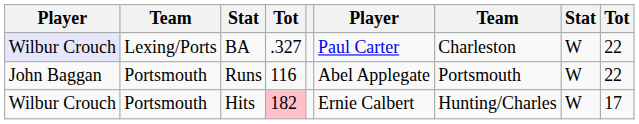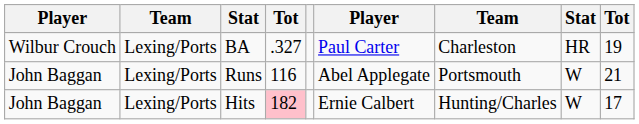(62, 47) lavender background -> (62, 47) no background
(573, 47) W -> (577, 47) HR
(613, 47) 22 -> (613, 47) 19
(166, 75) Portsmouth -> (171, 75) Lexing/Ports
(613, 75) 22 -> (613, 75) 21
(62, 103) Wilbur Crouch -> (55, 103) John Baggan
(166, 103) Portsmouth -> (171, 103) Lexing/Ports
